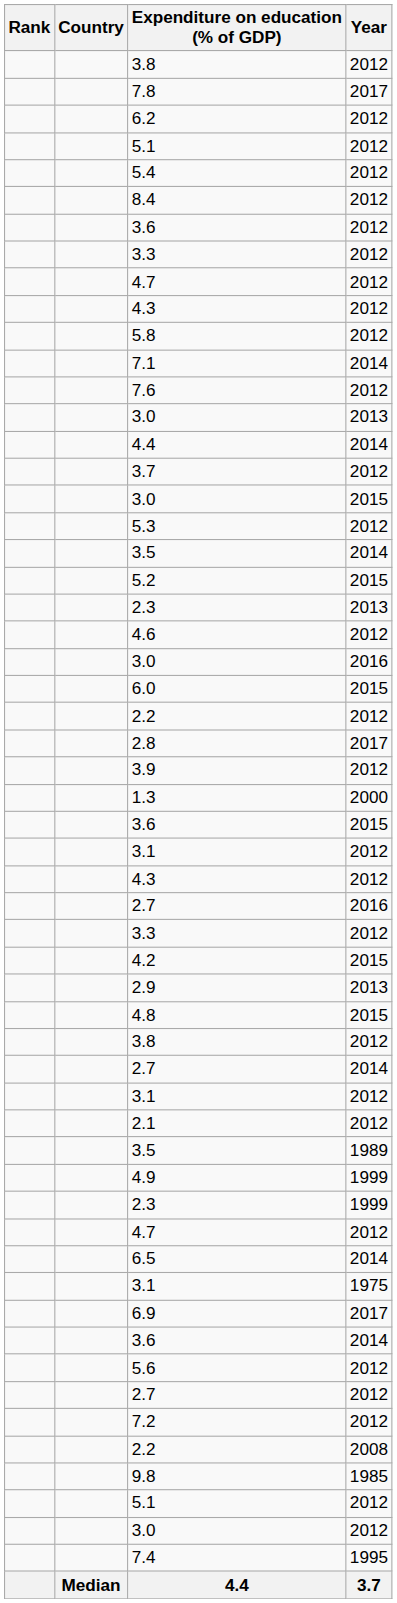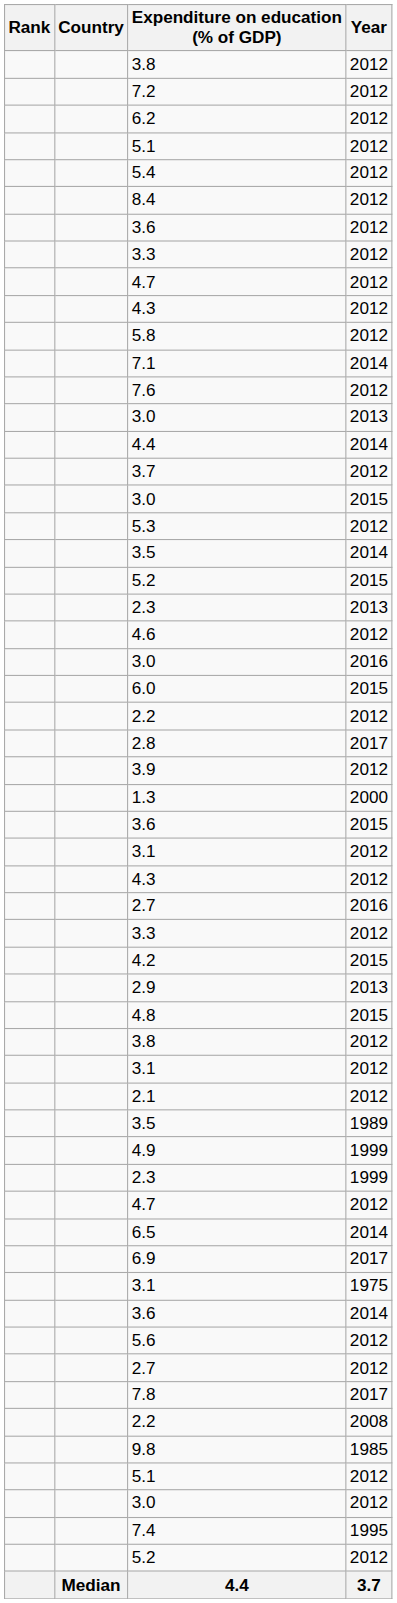rows swapped: (144, 1422) <-> (144, 91)
- row: (144, 1069)
rows swapped: (144, 1286) <-> (144, 1313)
+ row: (144, 1557)
